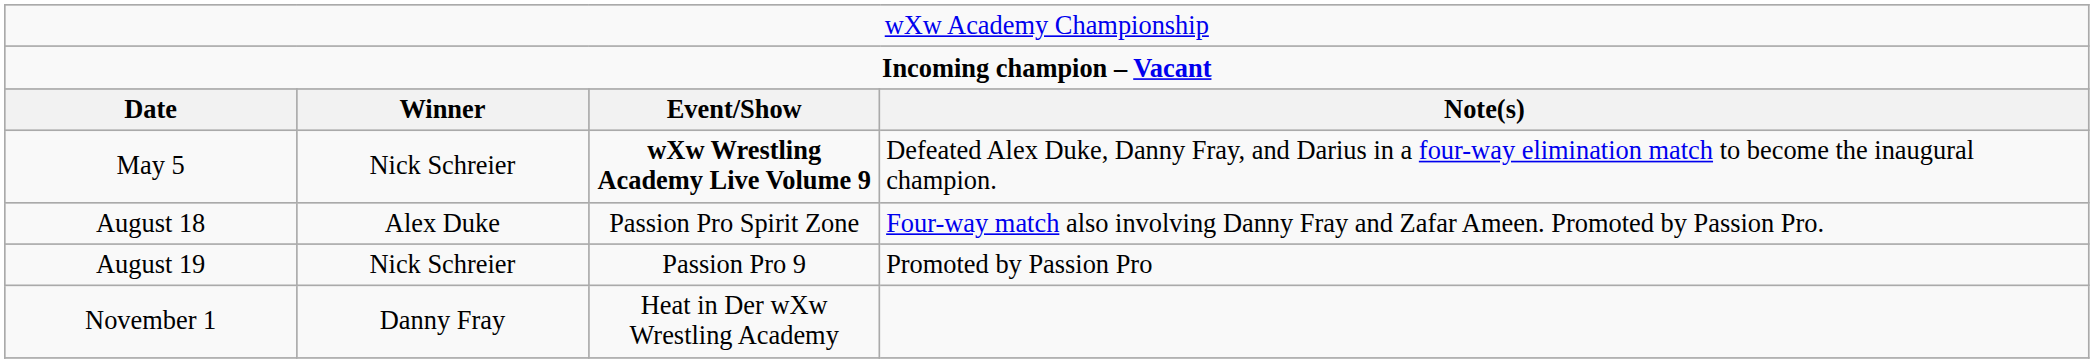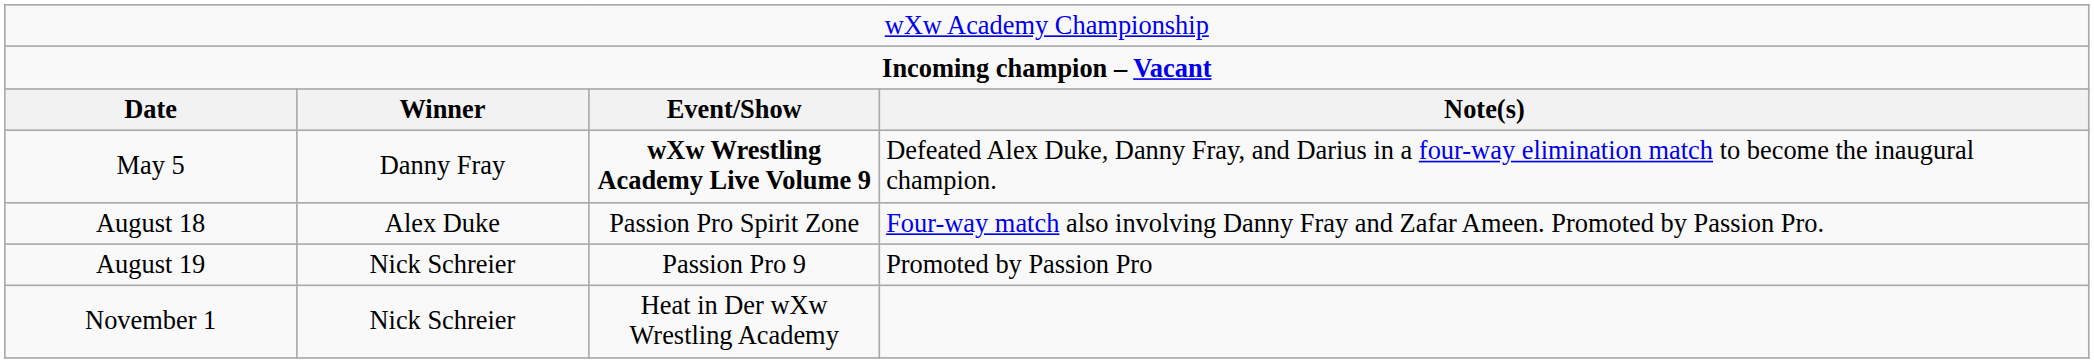(442, 165) Nick Schreier -> (442, 165) Danny Fray
(442, 321) Danny Fray -> (442, 321) Nick Schreier
